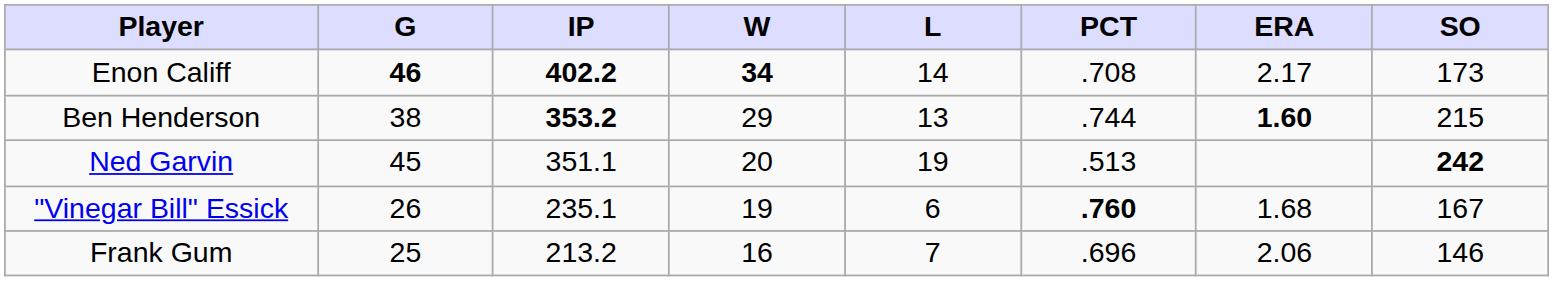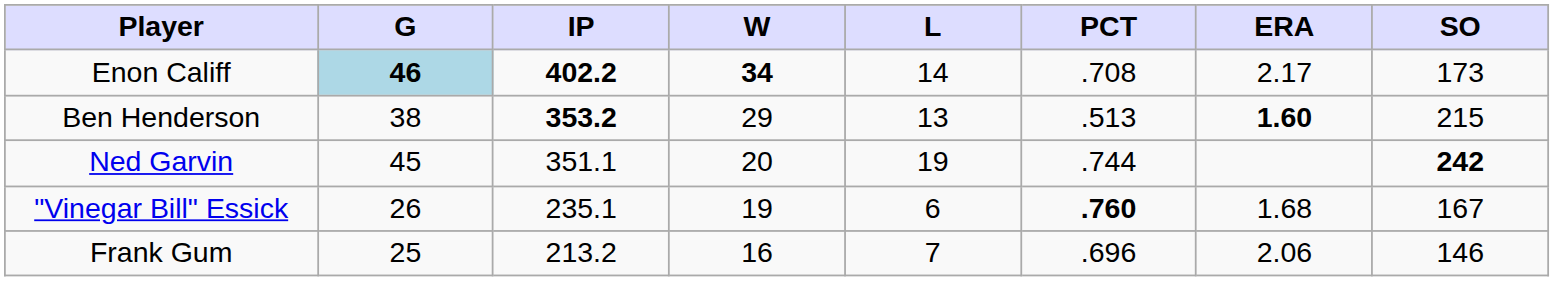(405, 72) no background -> (405, 72) lightblue background
(1109, 117) .744 -> (1109, 117) .513
(1109, 162) .513 -> (1109, 162) .744
